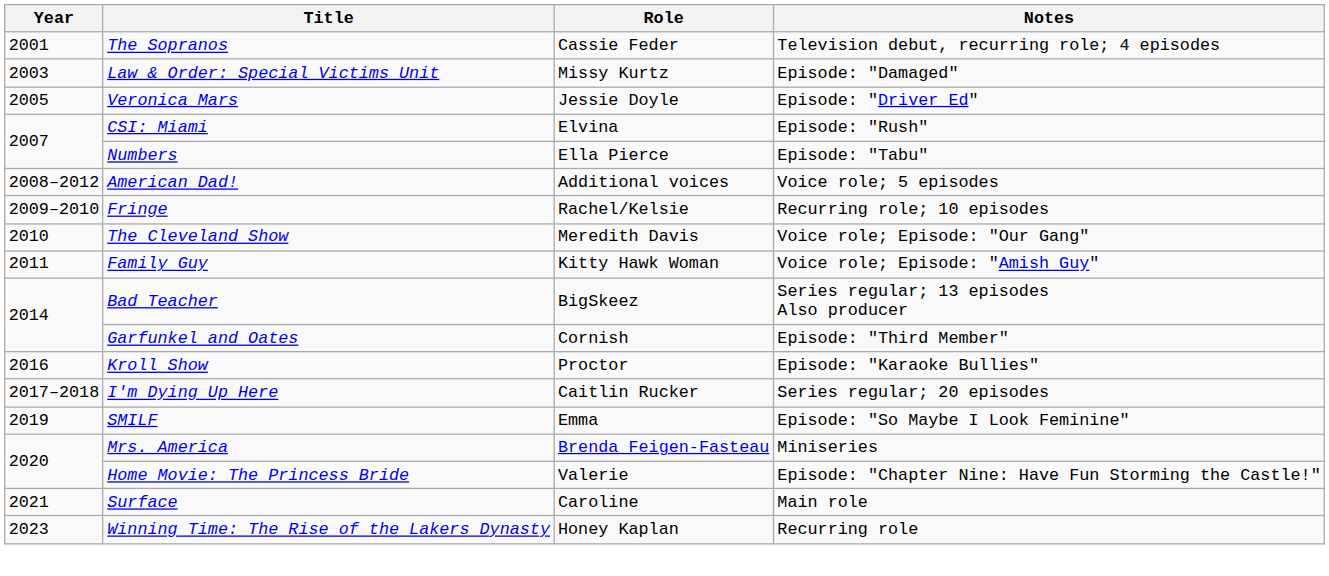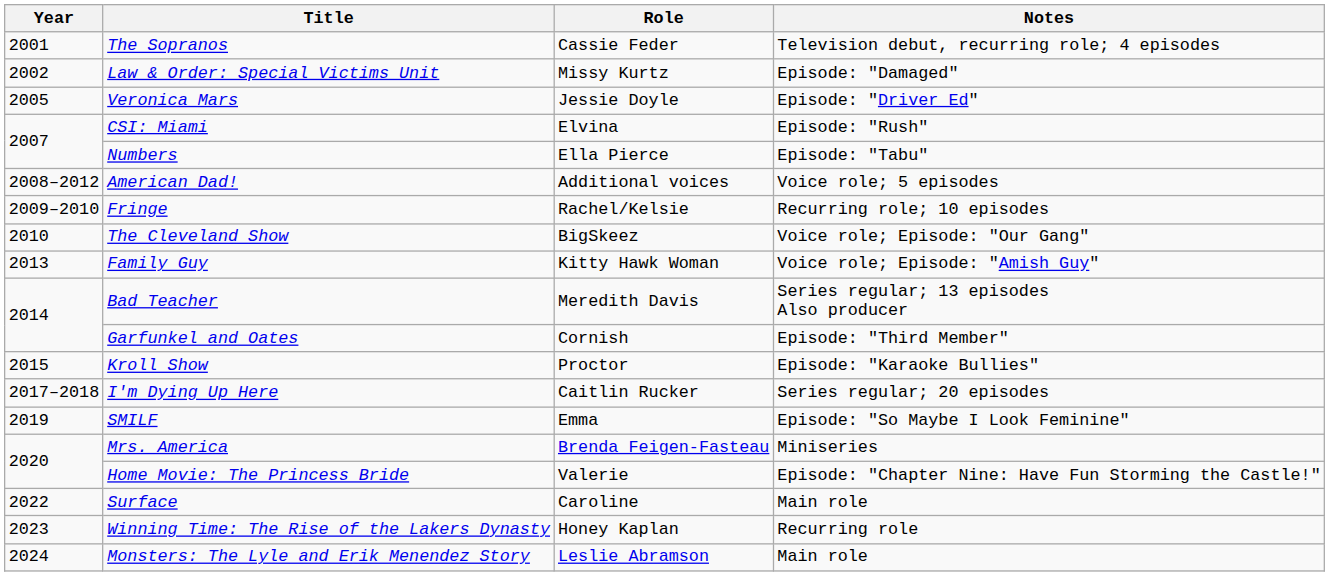(29, 73) 2003 -> (29, 73) 2002
(628, 237) Meredith Davis -> (598, 237) BigSkeez
(29, 264) 2011 -> (29, 264) 2013
(598, 301) BigSkeez -> (628, 301) Meredith Davis
(29, 366) 2016 -> (29, 366) 2015
(29, 502) 2021 -> (29, 502) 2022
+ row: (319, 557)
